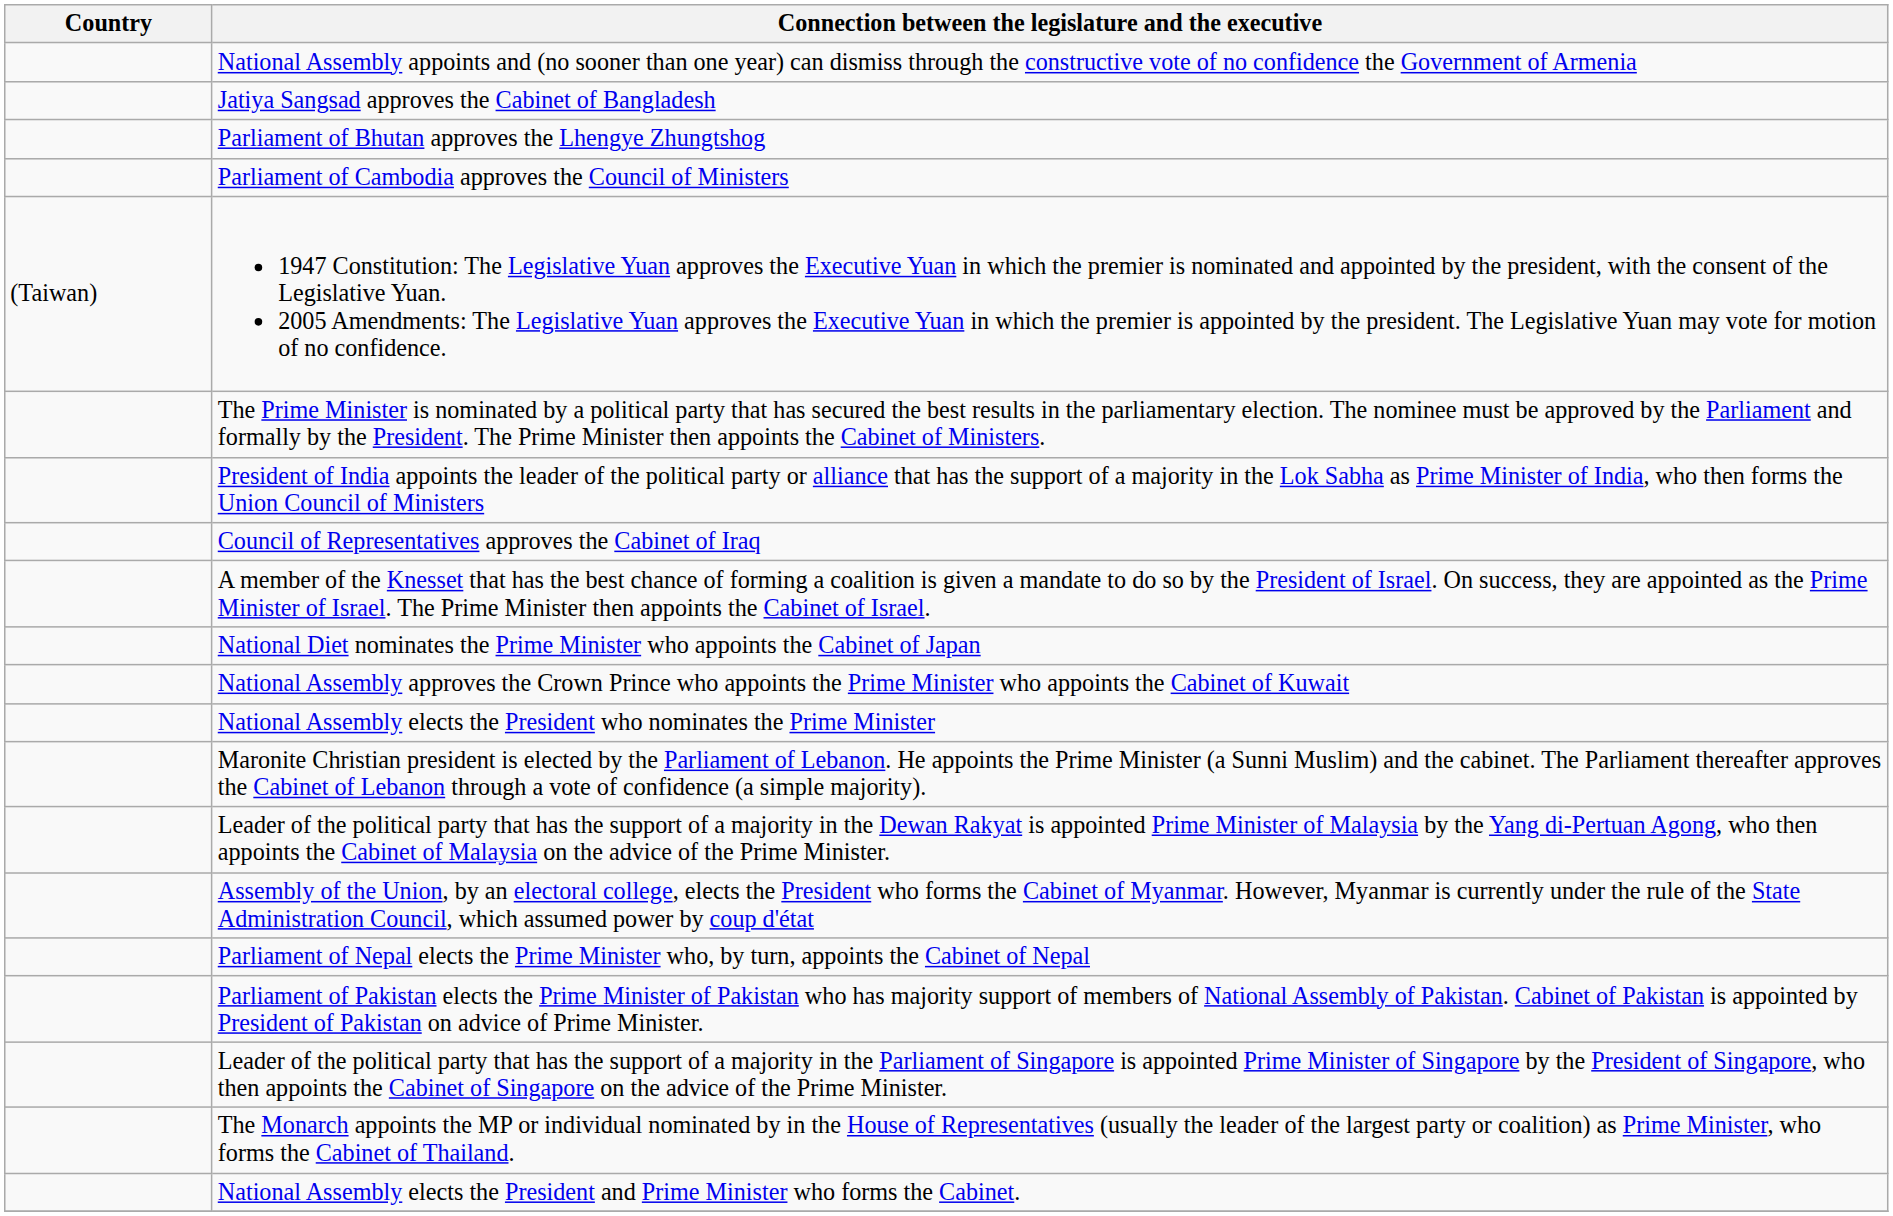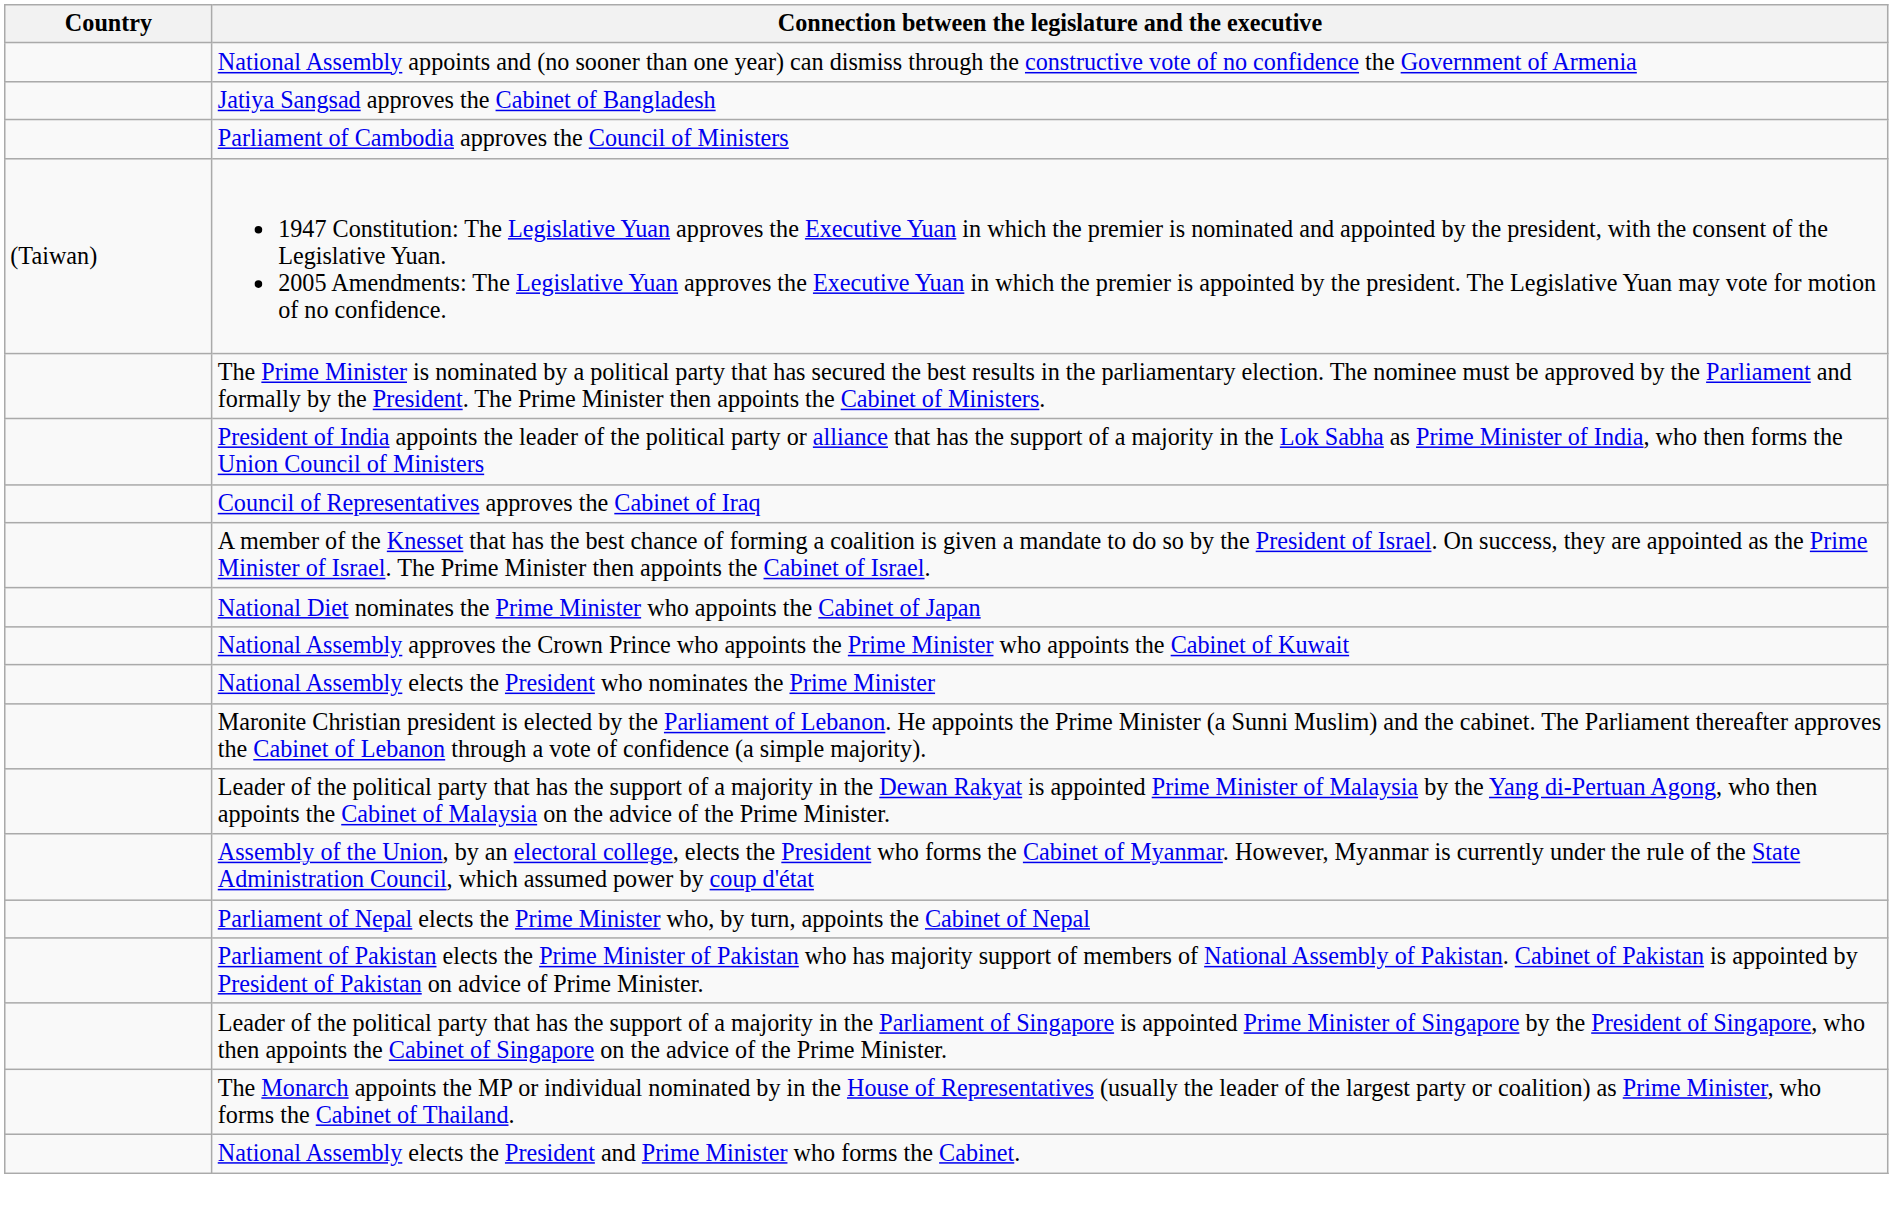- row: (492, 138)
